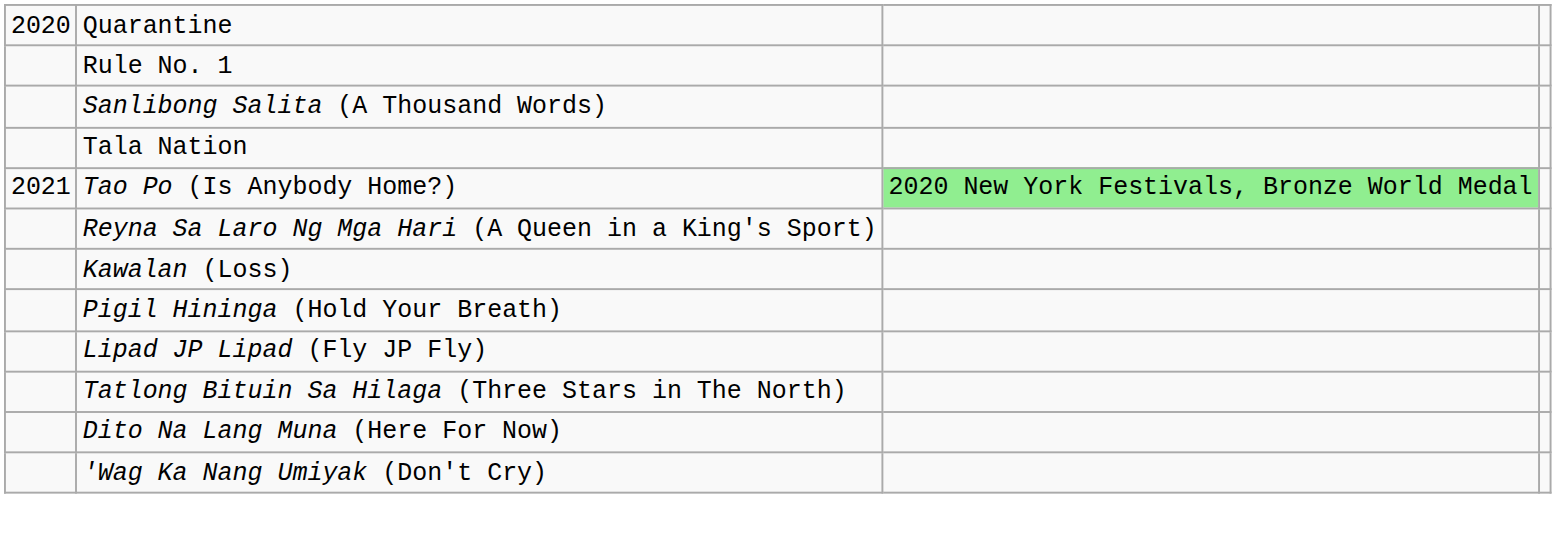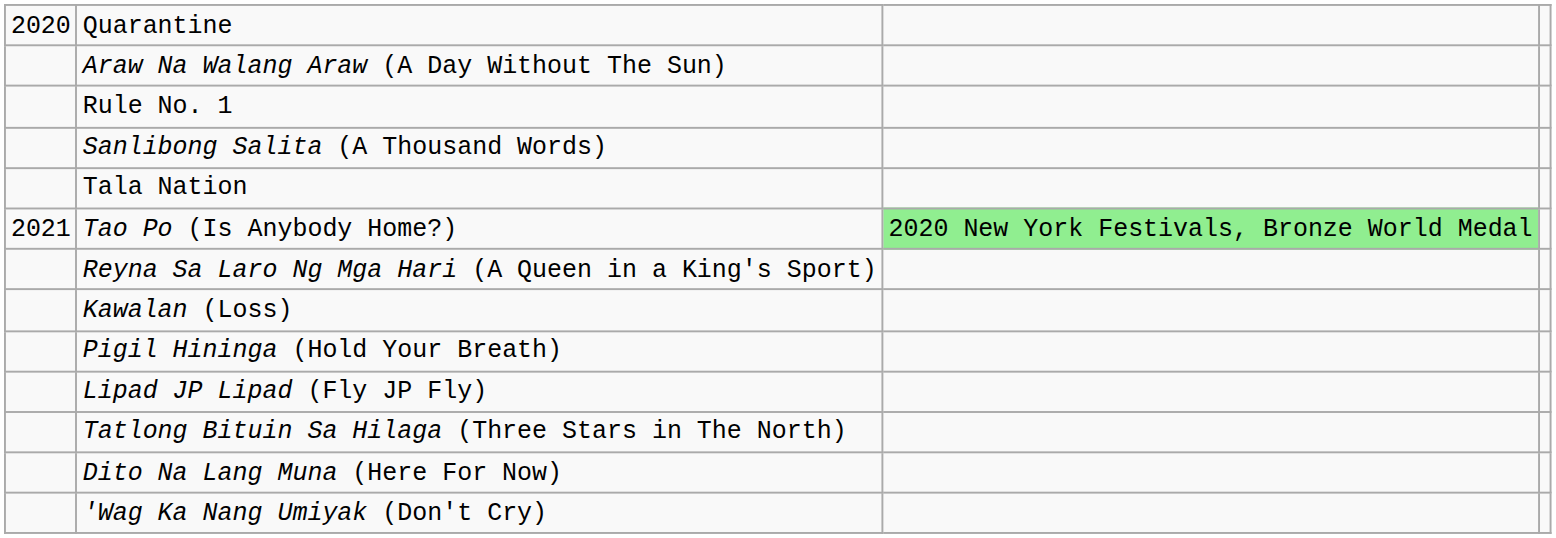+ row: (405, 66)
